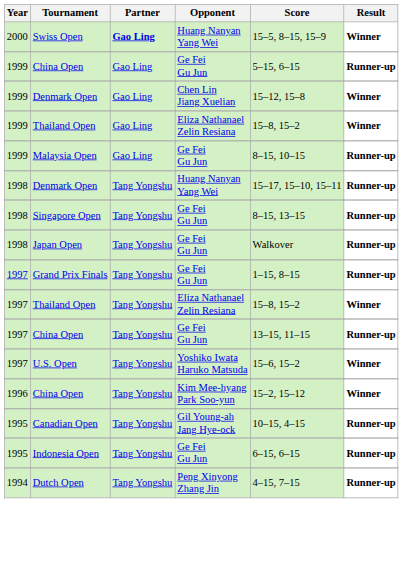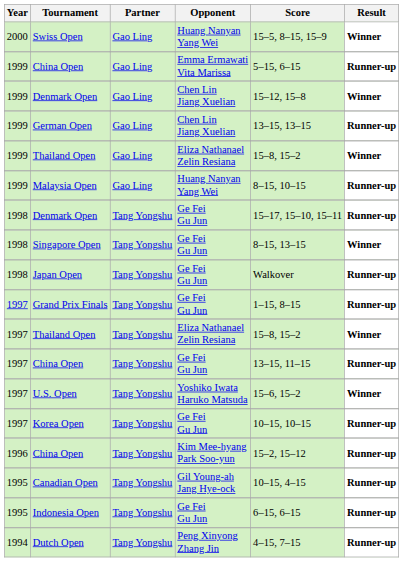(134, 37) bold -> (132, 37) normal
(192, 66) Ge Fei Gu Jun -> (213, 66) Emma Ermawati Vita Marissa
+ row: (17, 126)
(192, 156) Ge Fei Gu Jun -> (209, 185) Huang Nanyan Yang Wei
(209, 185) Huang Nanyan Yang Wei -> (192, 215) Ge Fei Gu Jun
(371, 215) Runner-up -> (364, 245) Winner
+ row: (17, 423)
(364, 394) Winner -> (372, 453) Runner-up
